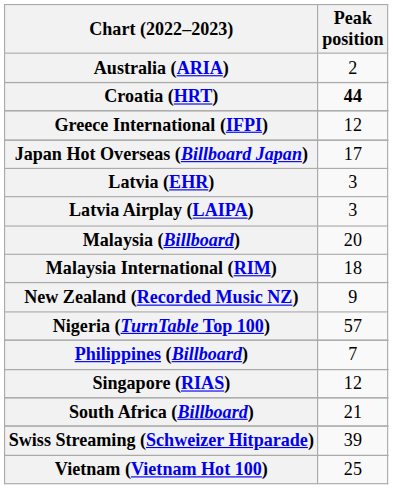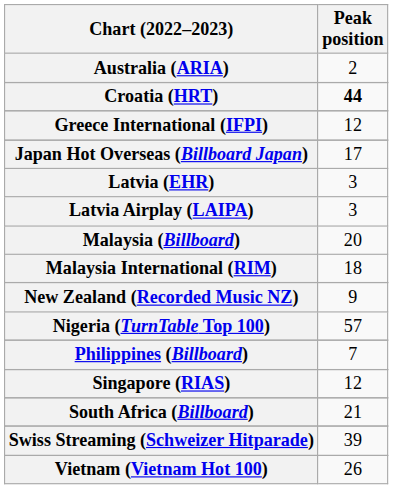(353, 469) 25 -> (353, 469) 26
